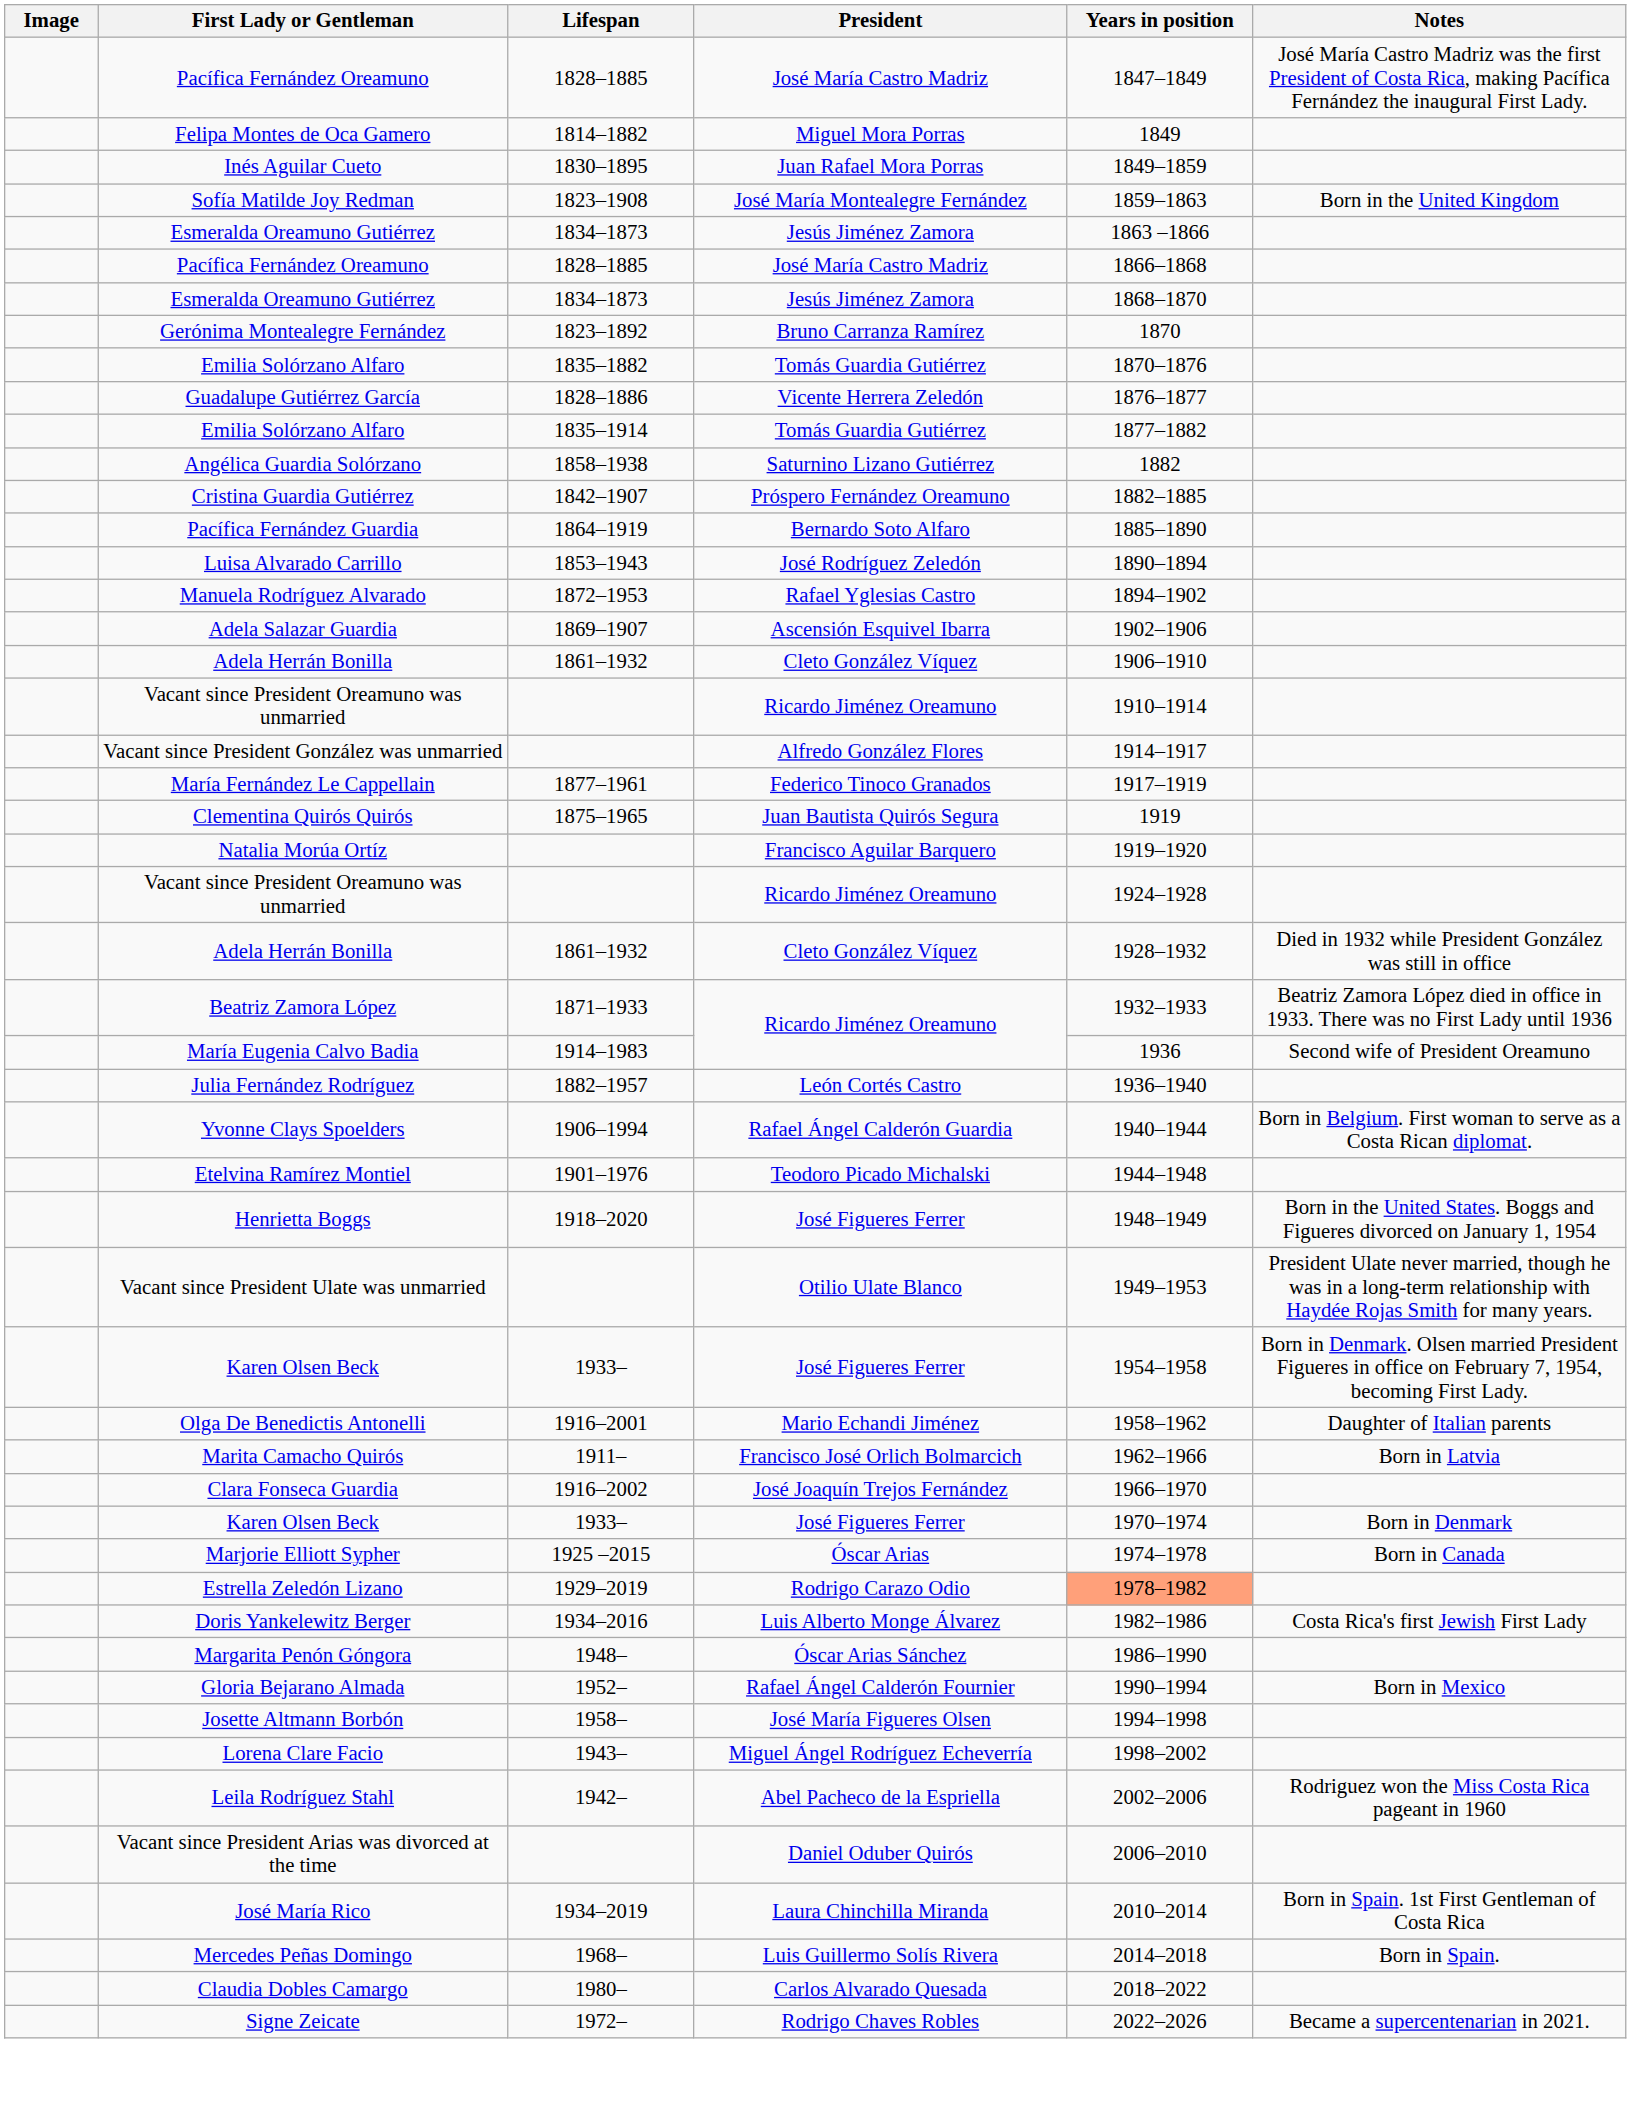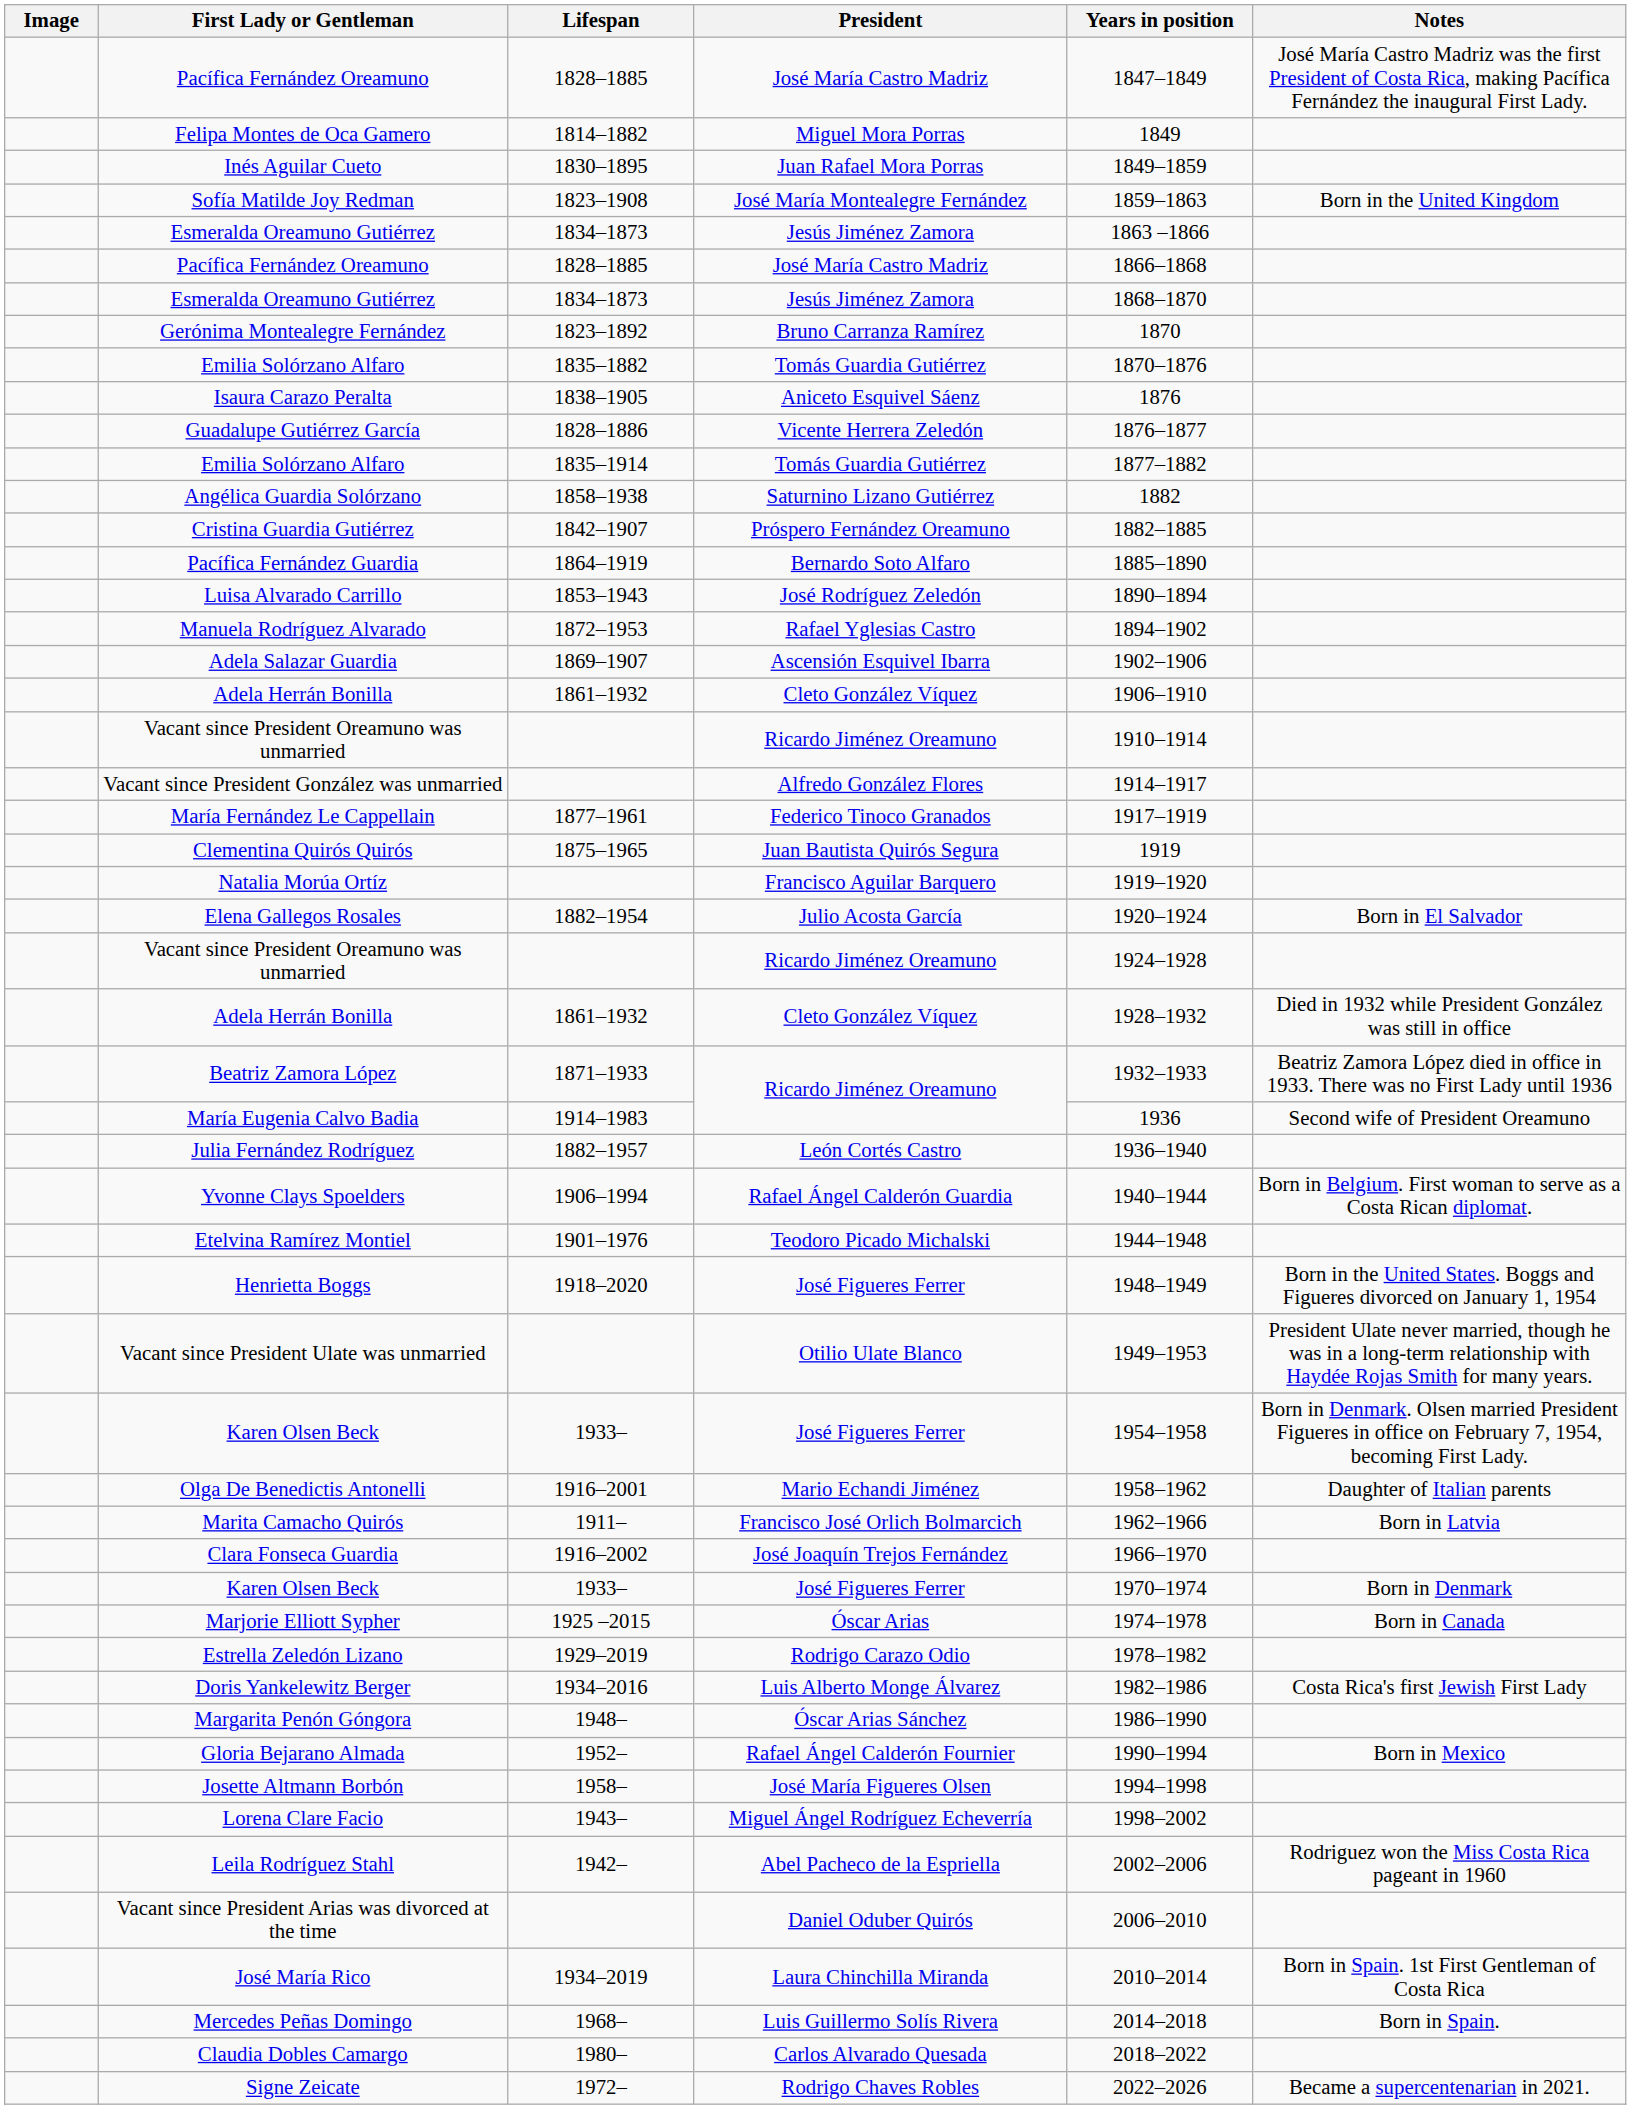+ row: (303, 397)
+ row: (303, 915)
(1160, 1588) lightsalmon background -> (1160, 1654) no background
